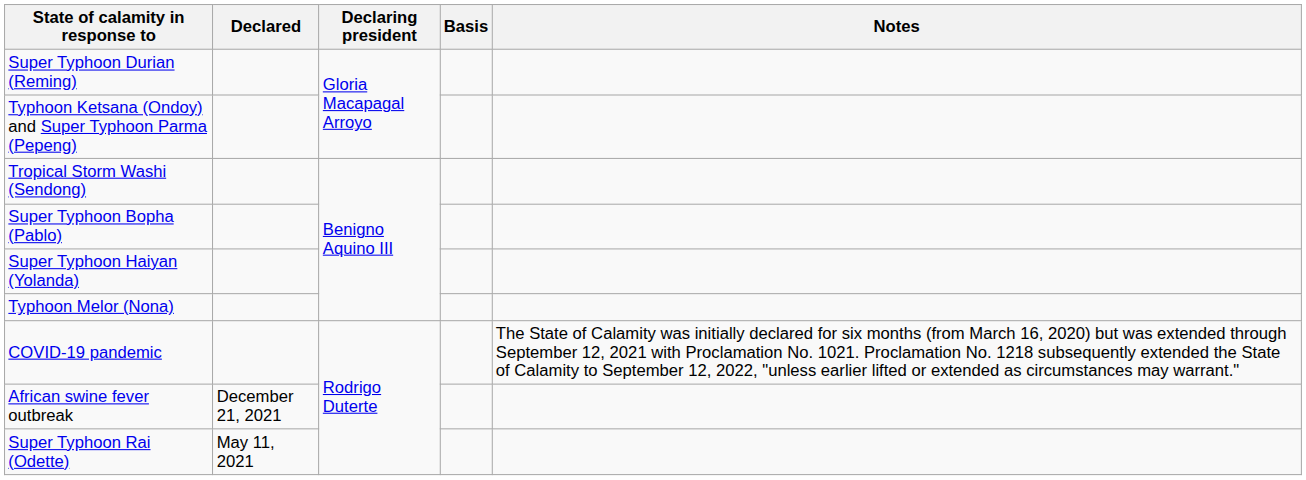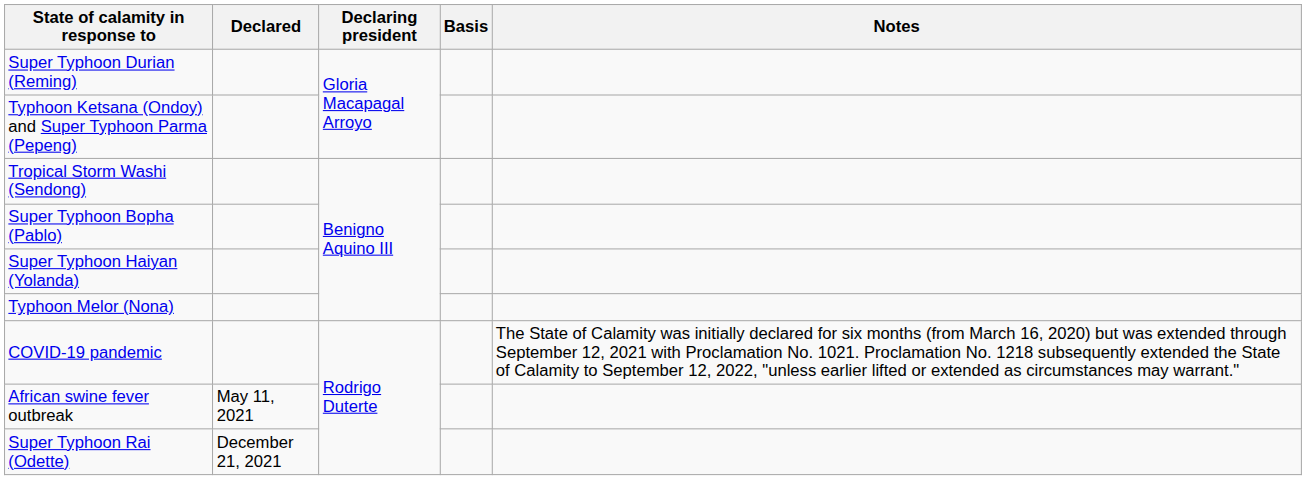(255, 406) December 21, 2021 -> (246, 406) May 11, 2021
(246, 451) May 11, 2021 -> (255, 451) December 21, 2021
